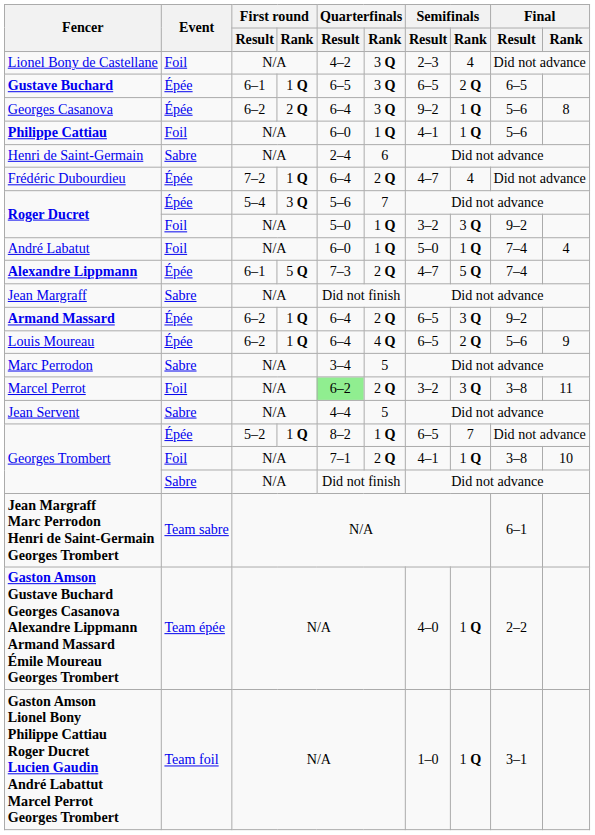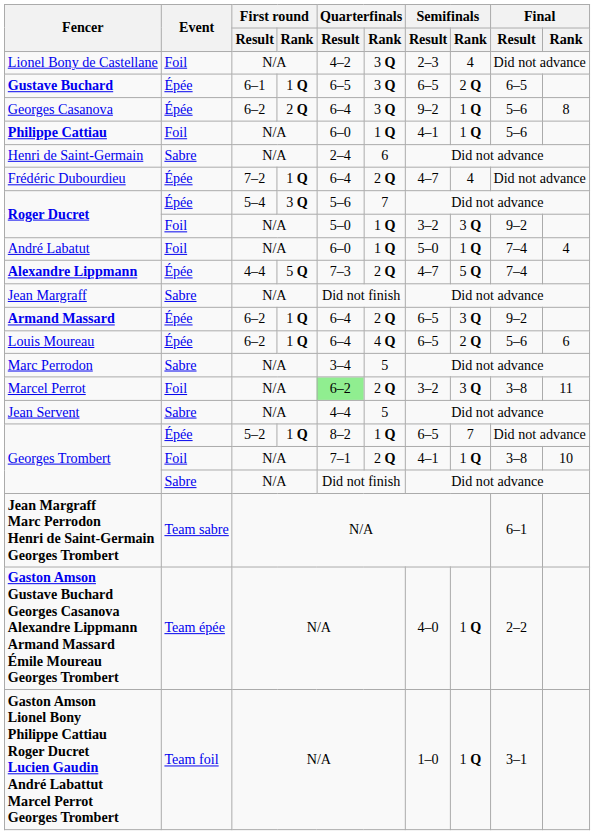(255, 272) 6–1 -> (255, 272) 4–4
(566, 342) 9 -> (566, 342) 6
